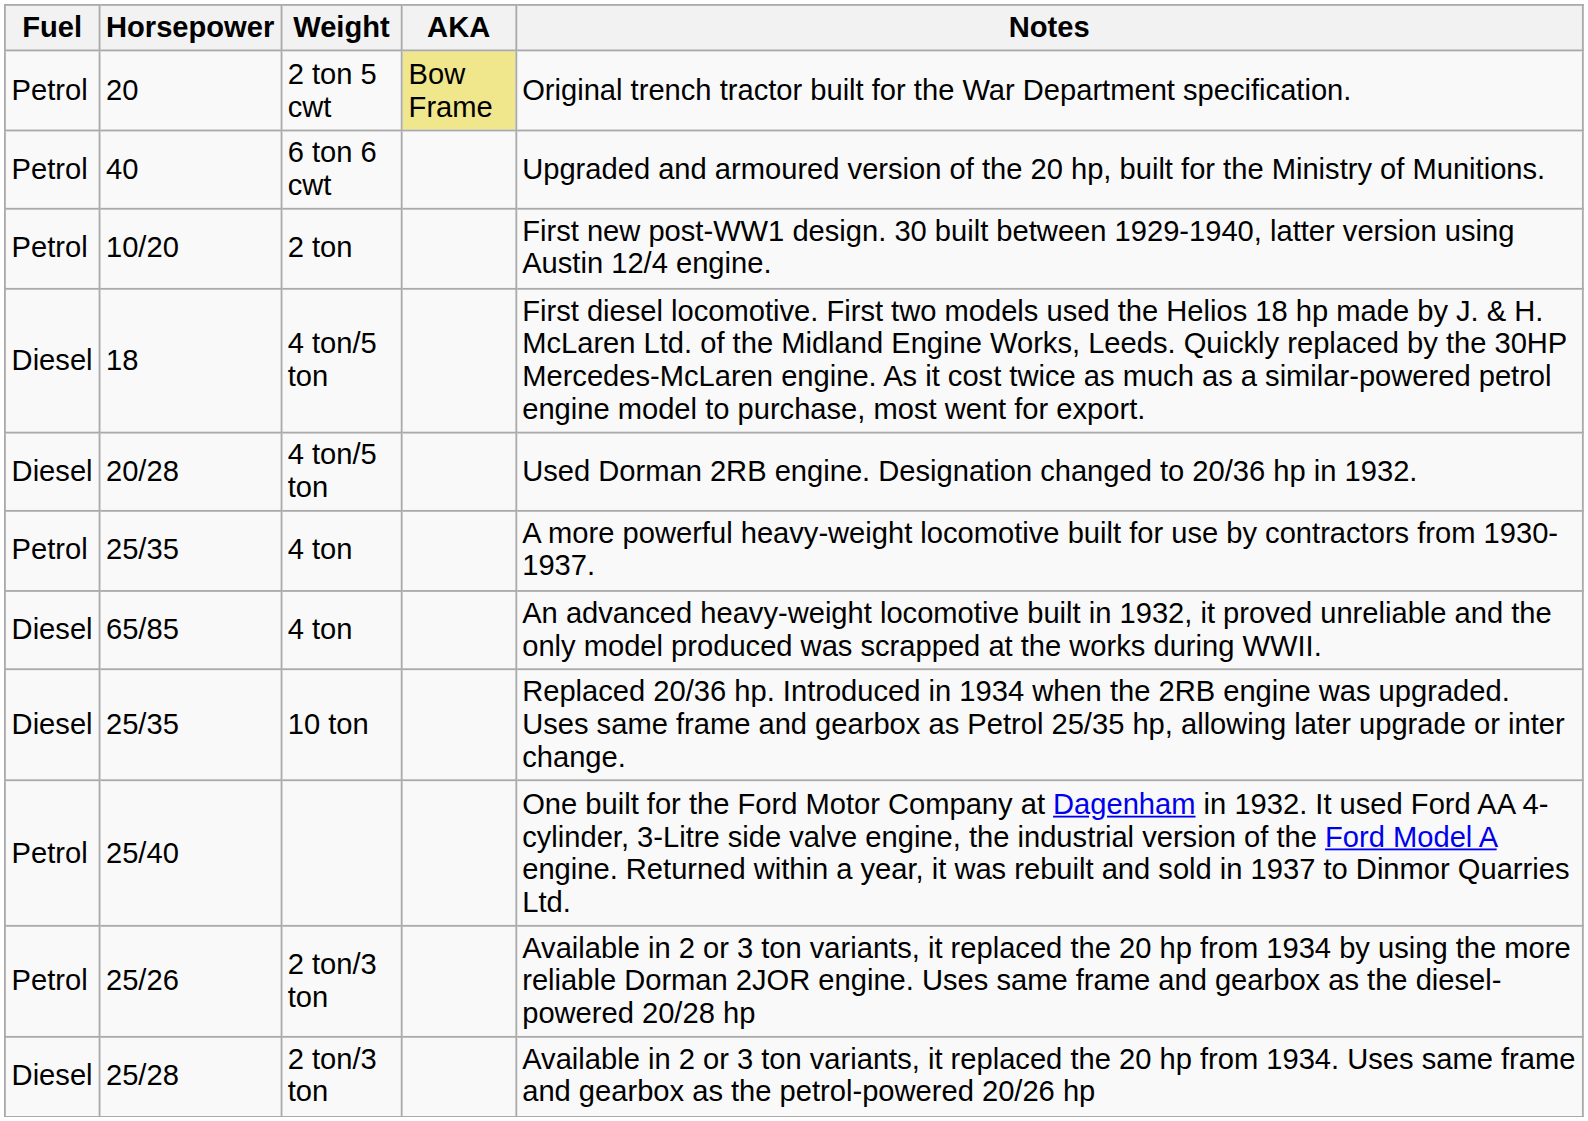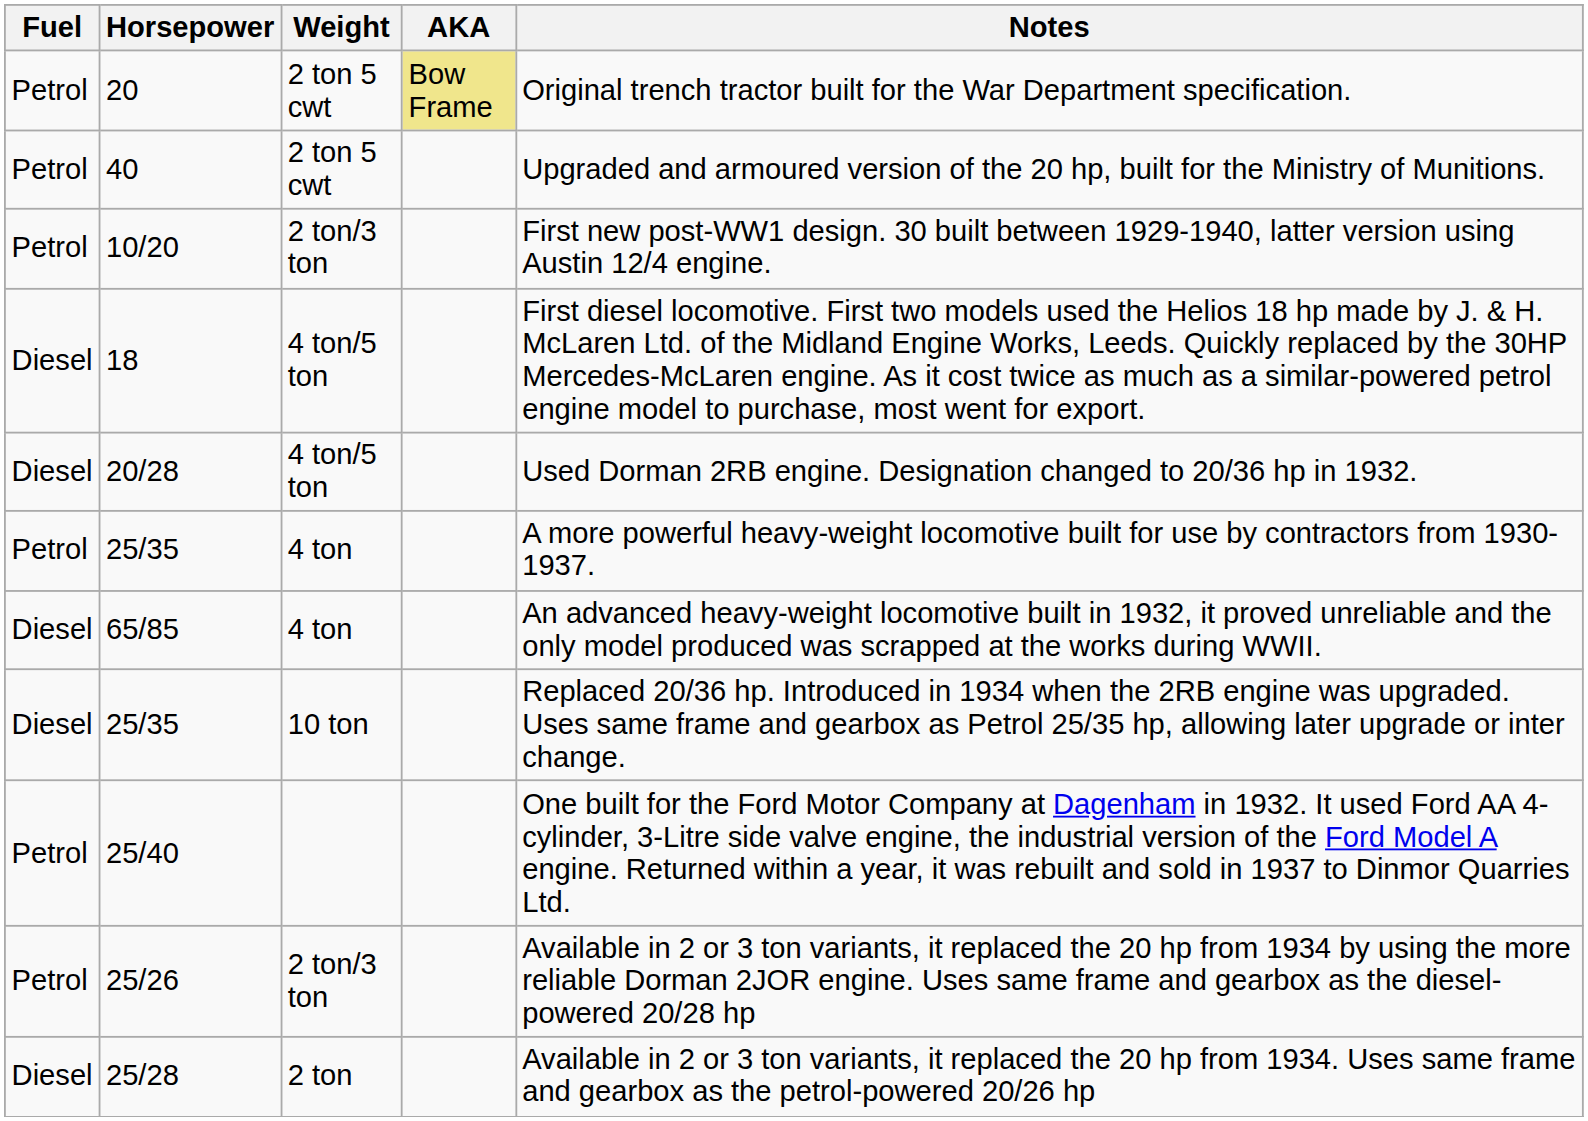(332, 169) 6 ton 6 cwt -> (332, 169) 2 ton 5 cwt
(320, 248) 2 ton -> (332, 248) 2 ton/3 ton
(332, 1076) 2 ton/3 ton -> (320, 1076) 2 ton
